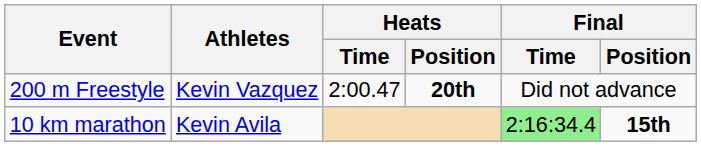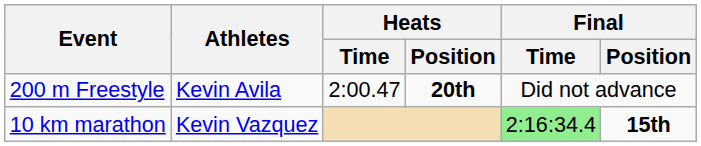(247, 90) Kevin Vazquez -> (229, 90) Kevin Avila
(229, 125) Kevin Avila -> (247, 125) Kevin Vazquez
